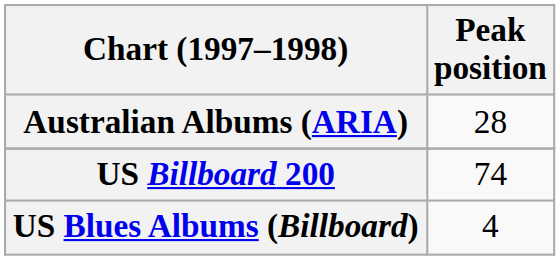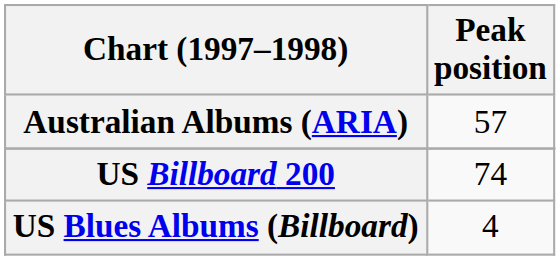(490, 121) 28 -> (490, 121) 57
